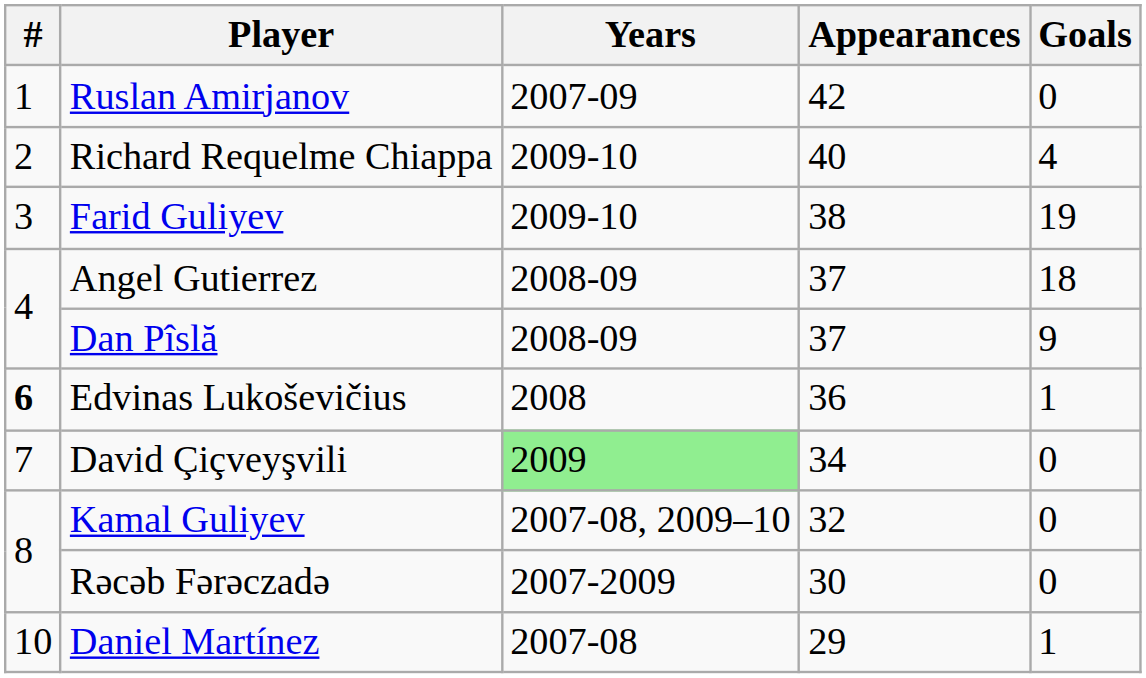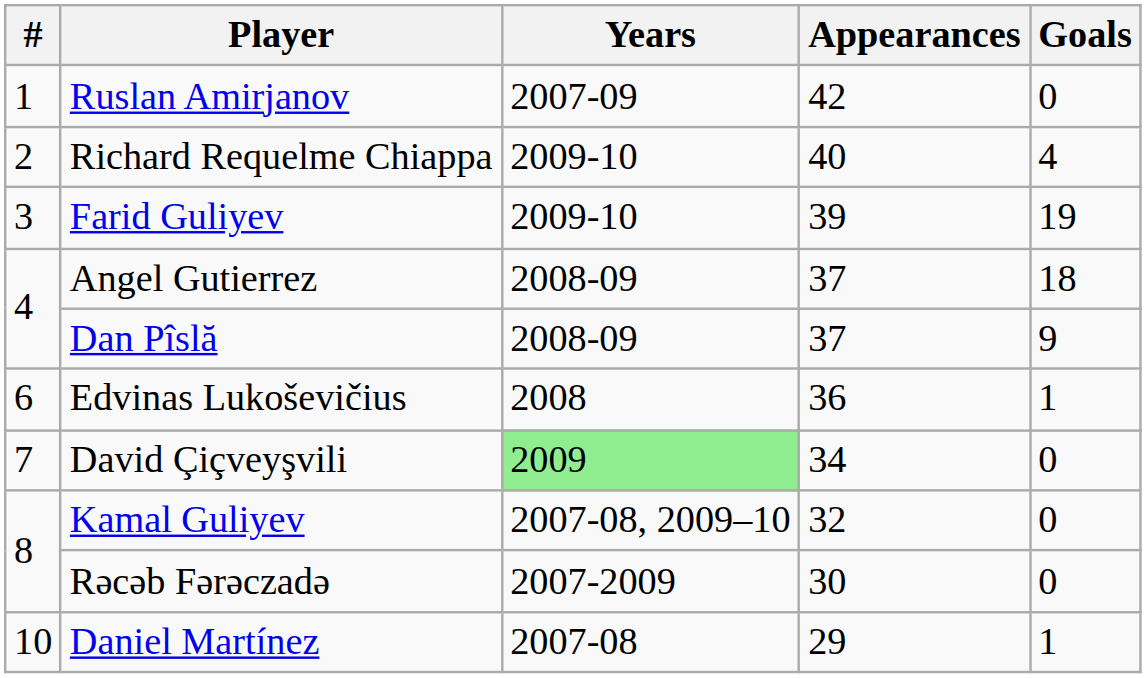(827, 216) 38 -> (827, 216) 39
(24, 398) bold -> (24, 398) normal
